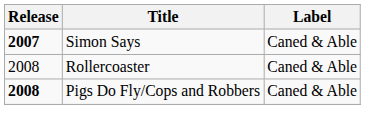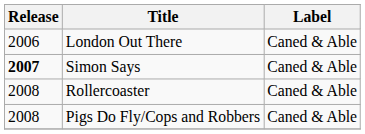+ row: (124, 41)
(24, 91) bold -> (24, 116) normal
